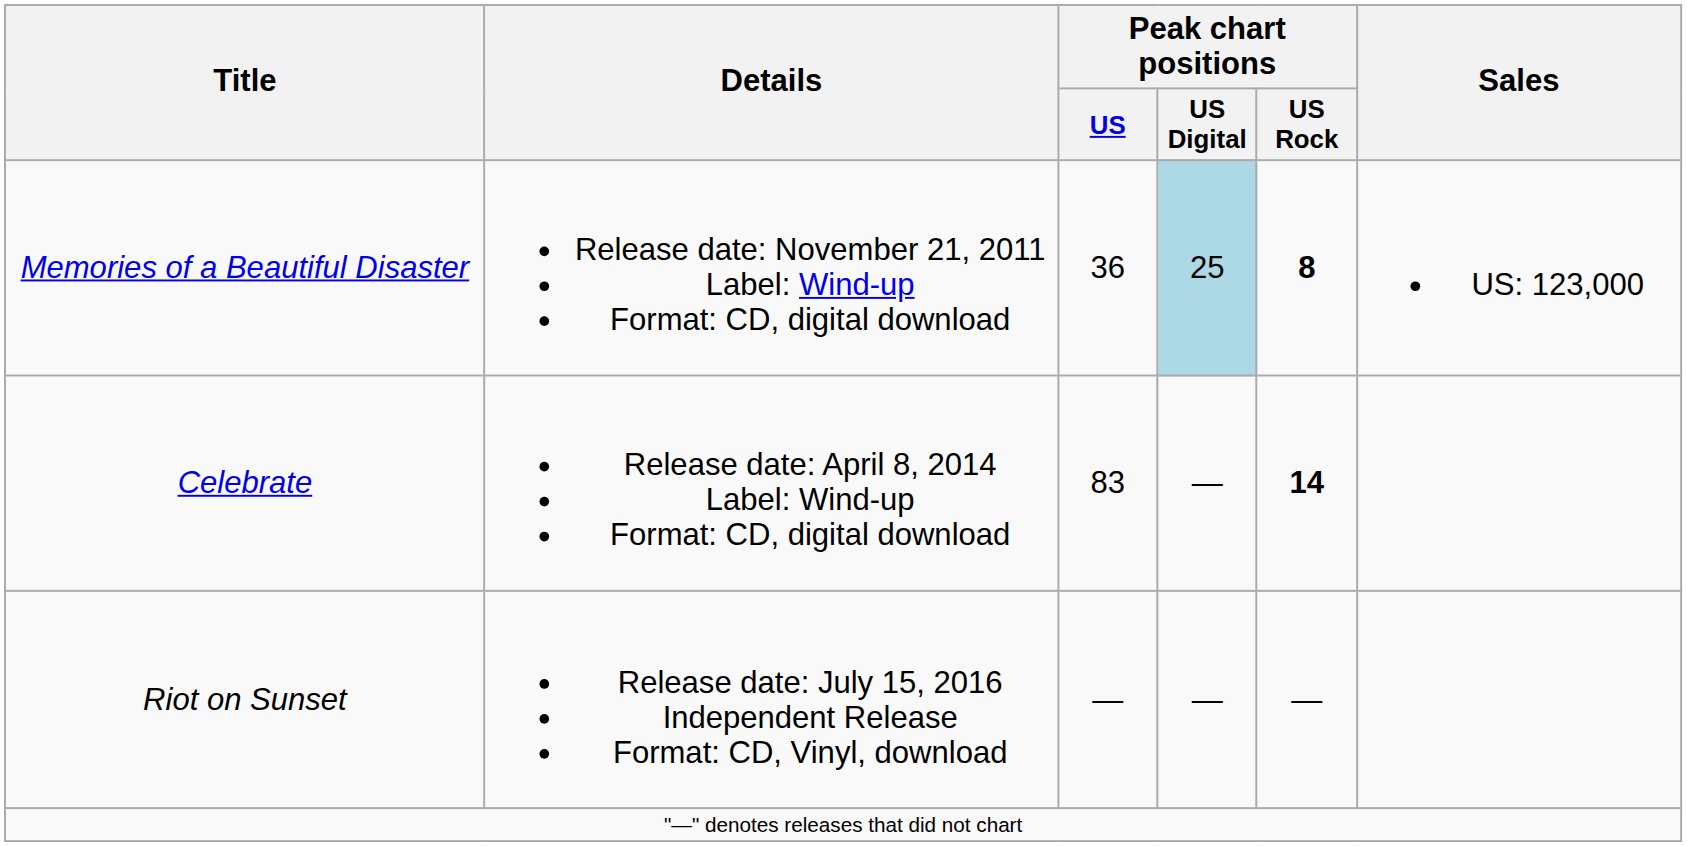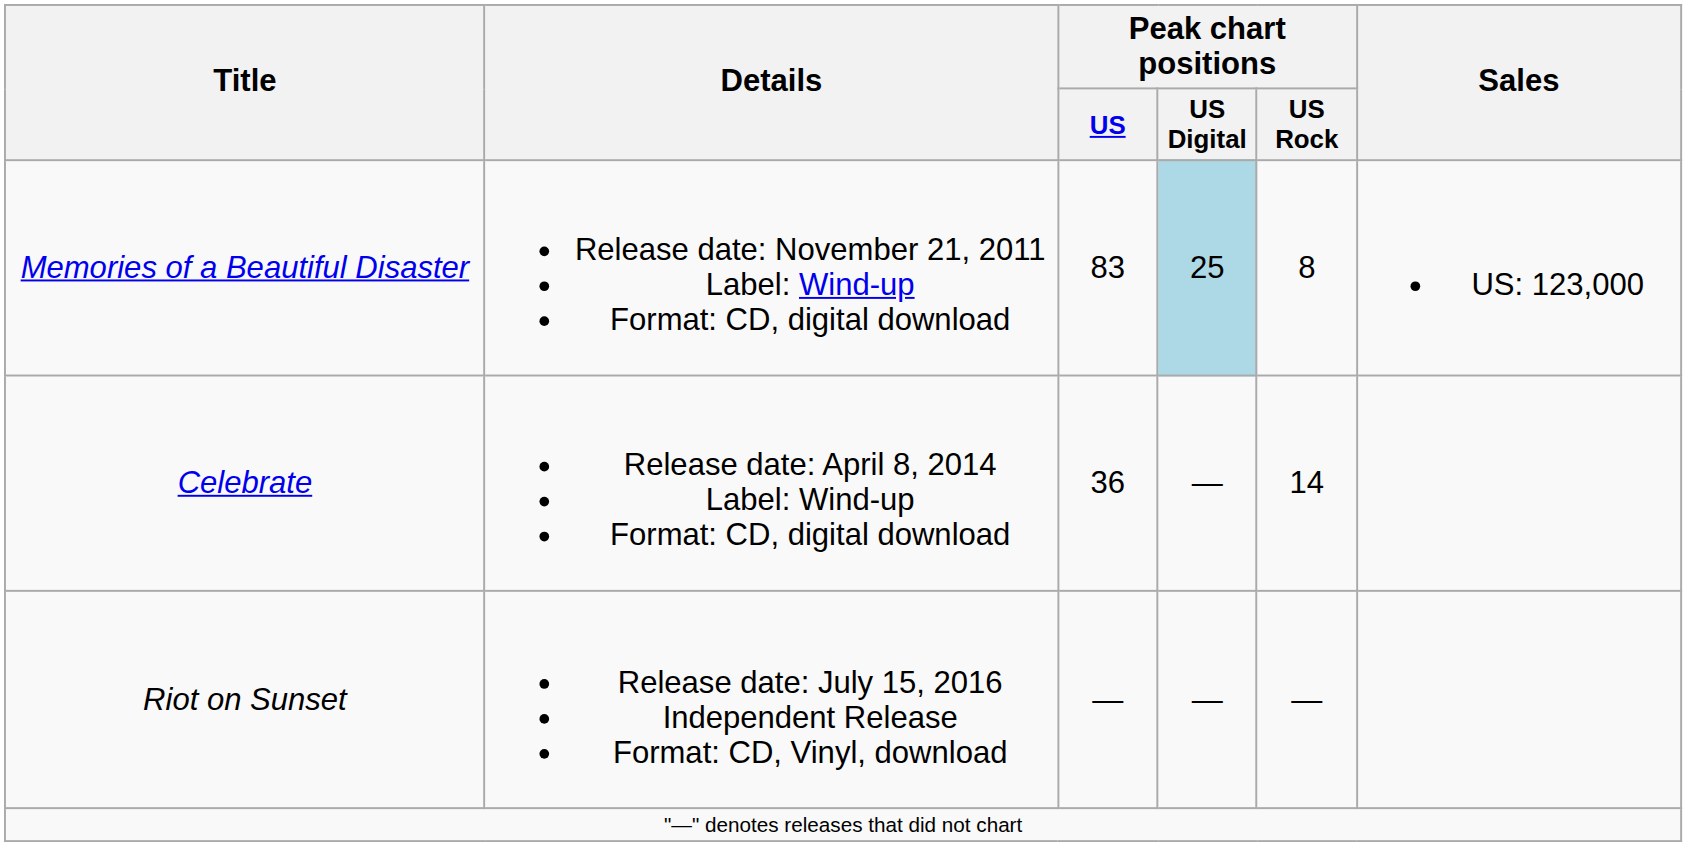(1108, 267) 36 -> (1108, 267) 83
(1307, 267) bold -> (1307, 267) normal
(1108, 483) 83 -> (1108, 483) 36
(1307, 483) bold -> (1307, 483) normal
